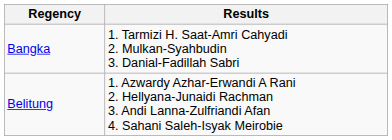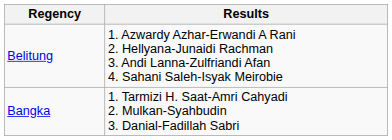rows swapped: (29, 48) <-> (30, 104)
